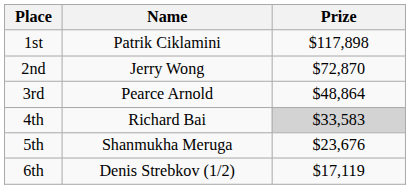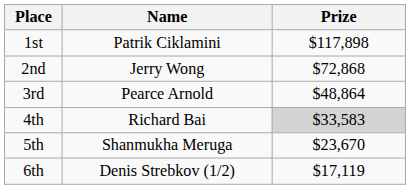(339, 68) $72,870 -> (339, 68) $72,868
(339, 145) $23,676 -> (339, 145) $23,670
